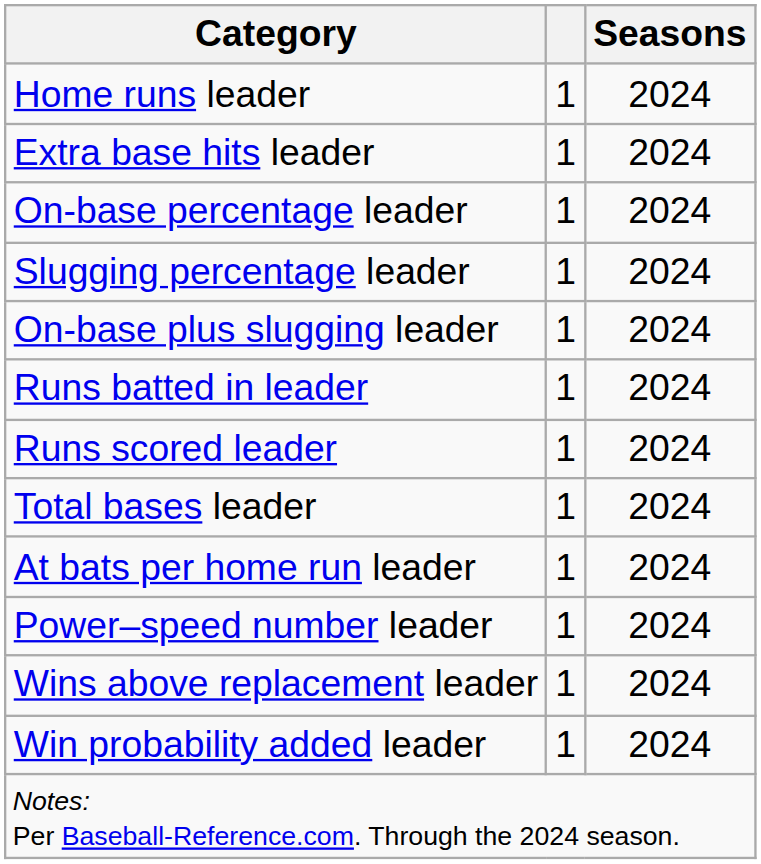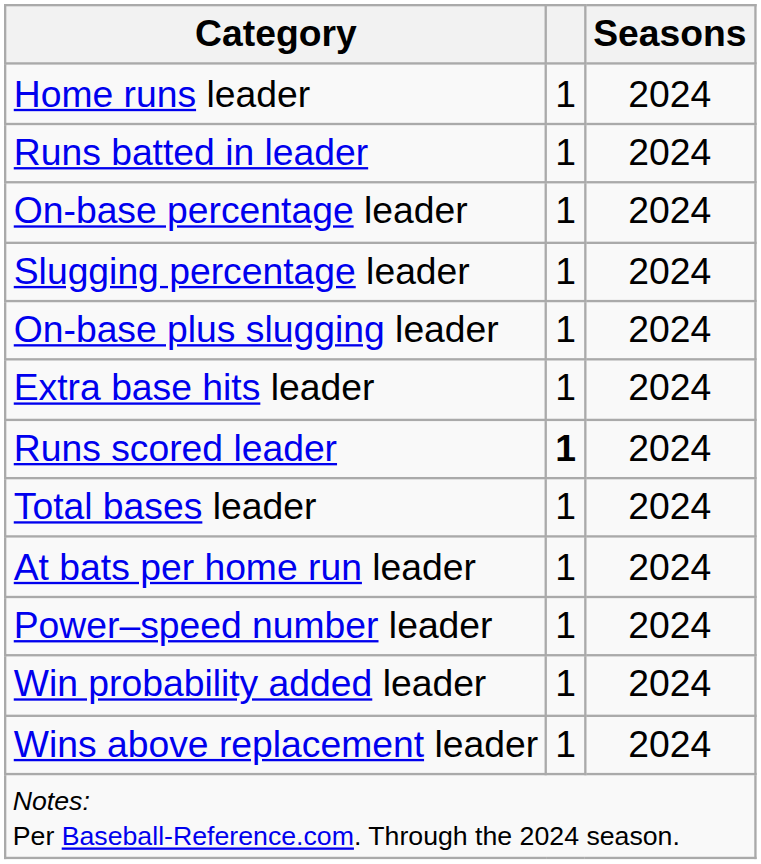rows swapped: (194, 152) <-> (191, 388)
(566, 447) normal -> (566, 447) bold
rows swapped: (276, 684) <-> (250, 743)
